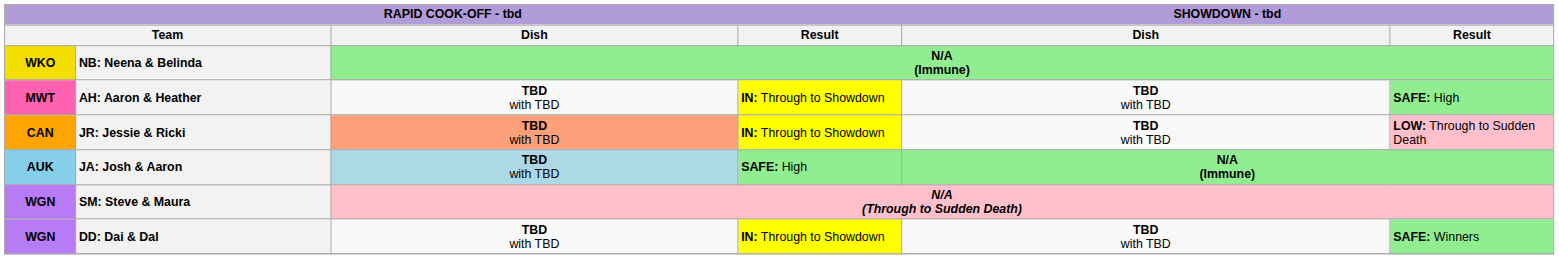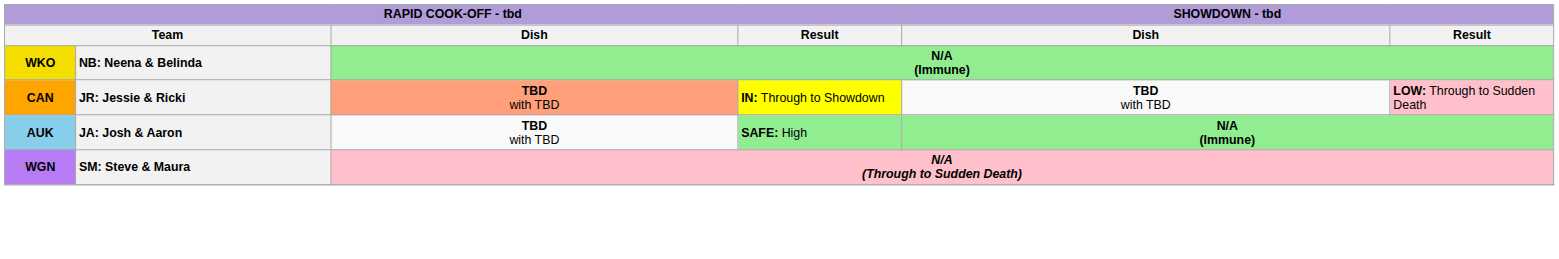- row: (140, 97)
(534, 167) lightblue background -> (534, 132) no background
- row: (119, 237)
